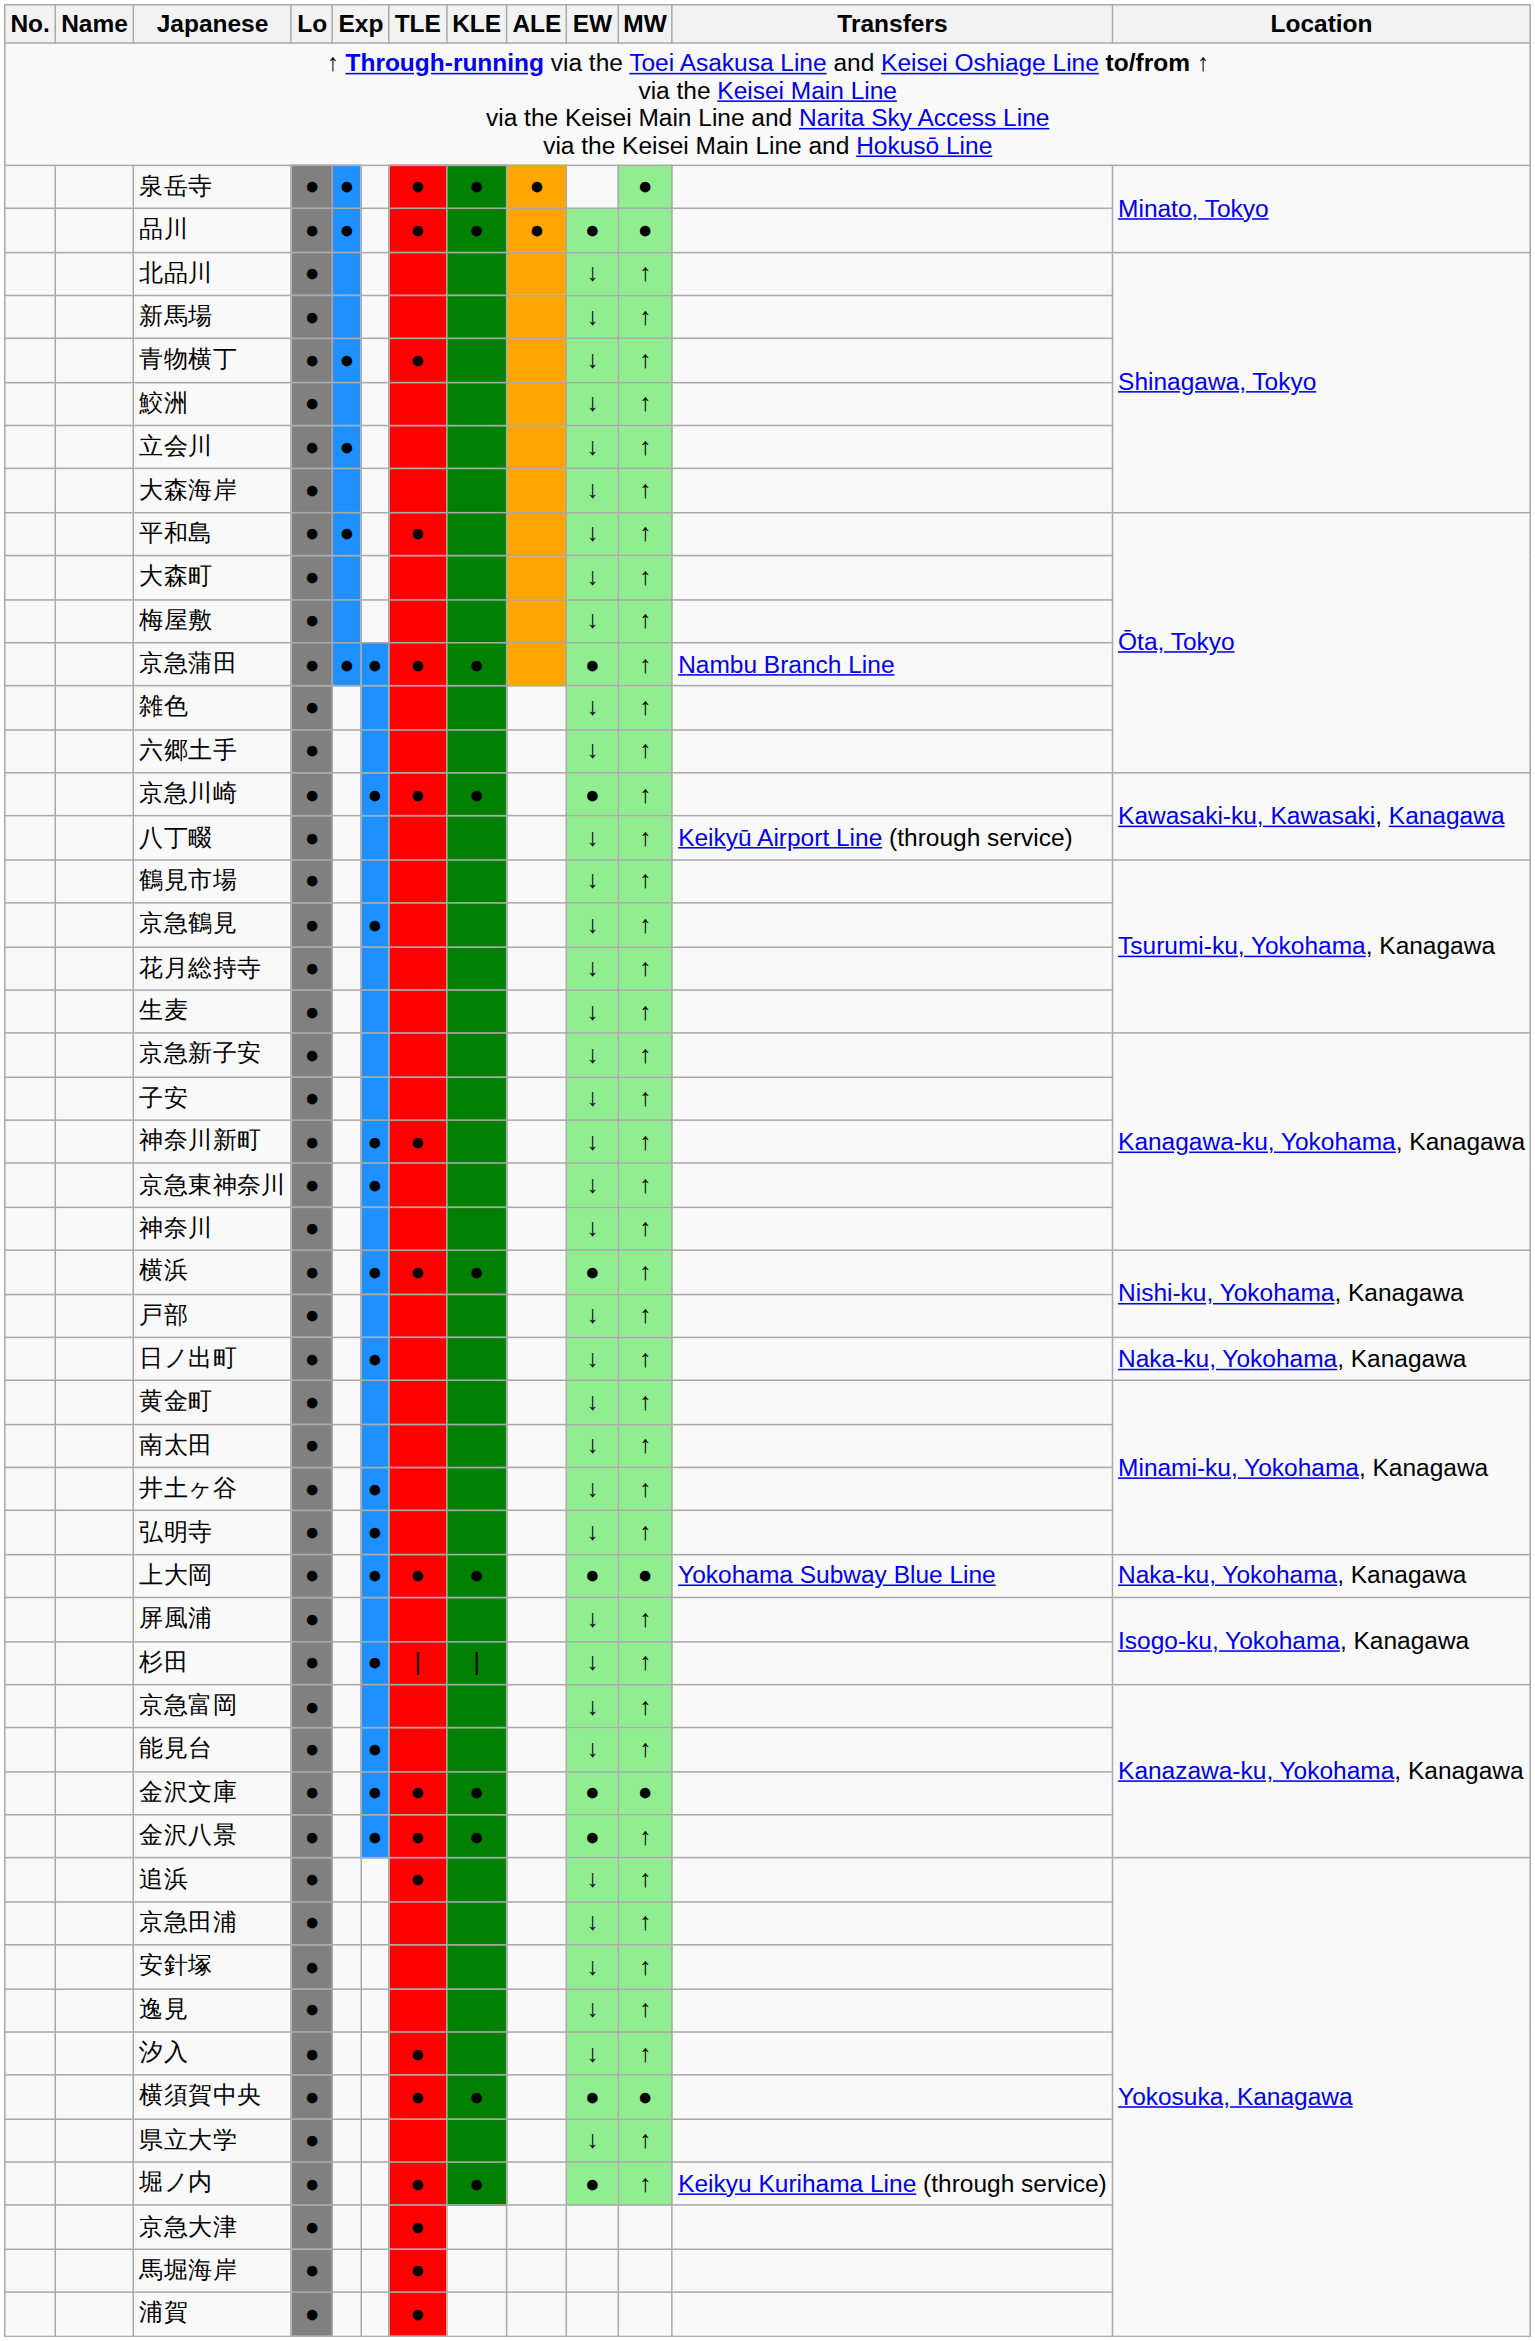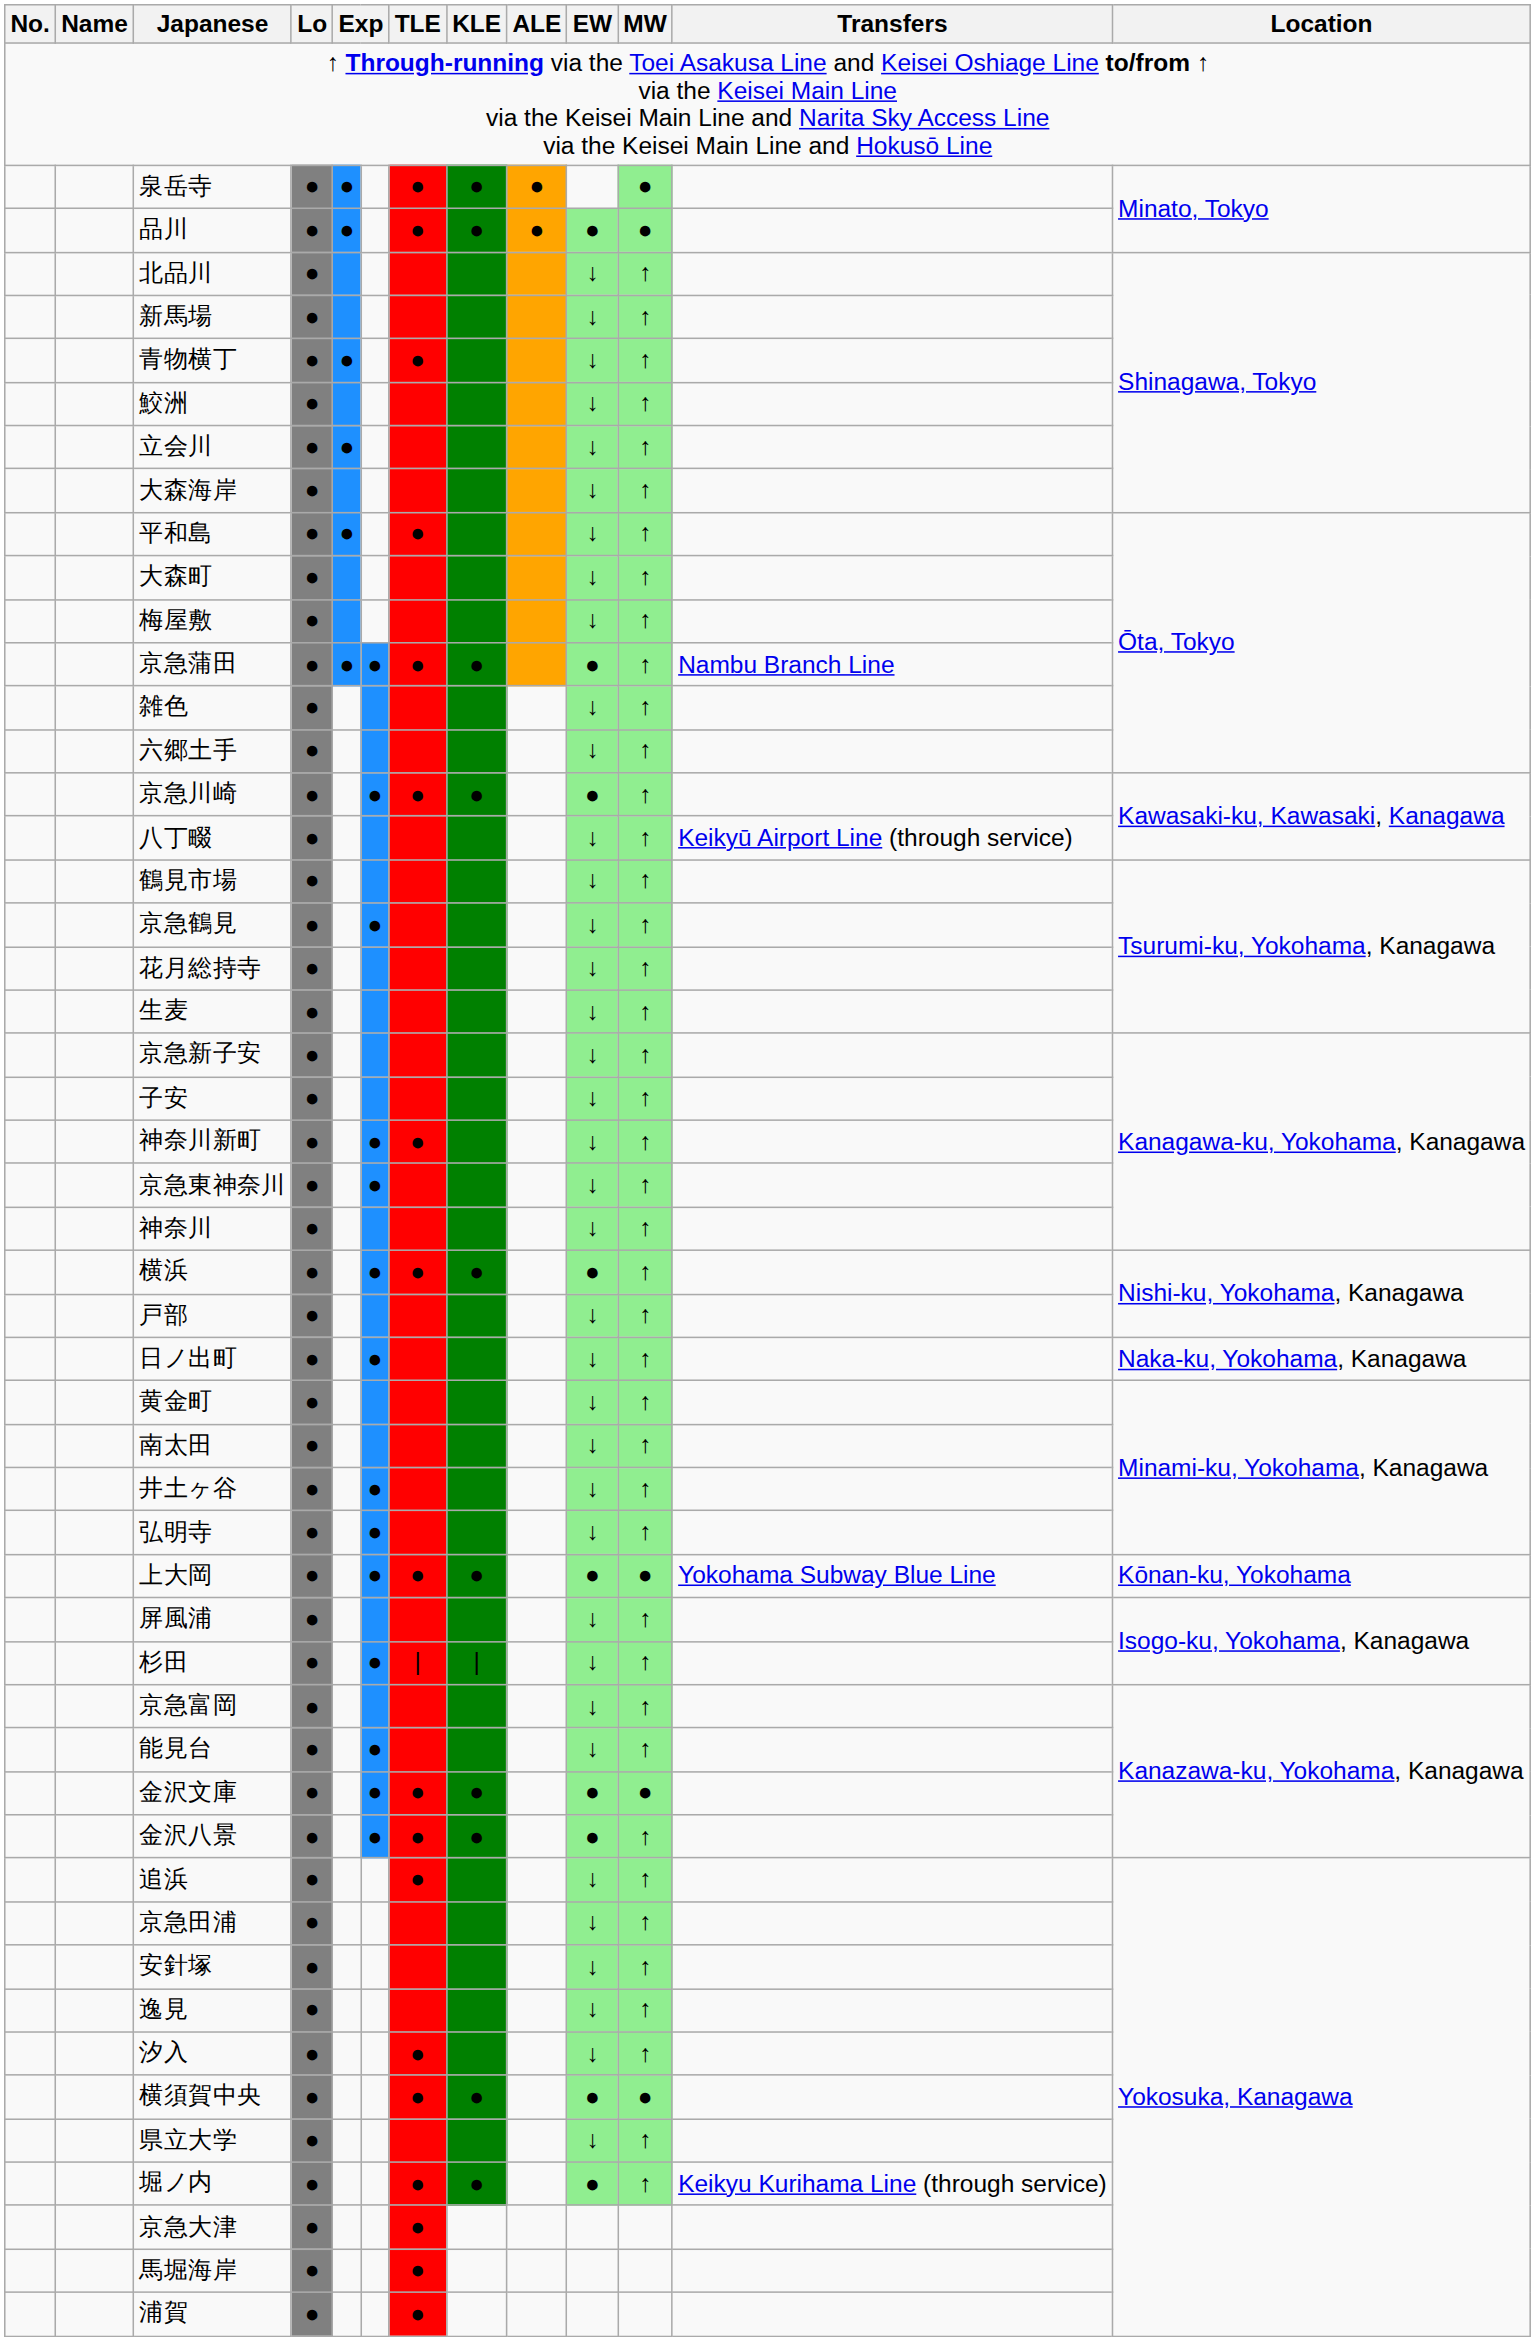(1292, 1575) Naka-ku, Yokohama, Kanagawa -> (1234, 1575) Kōnan-ku, Yokohama
